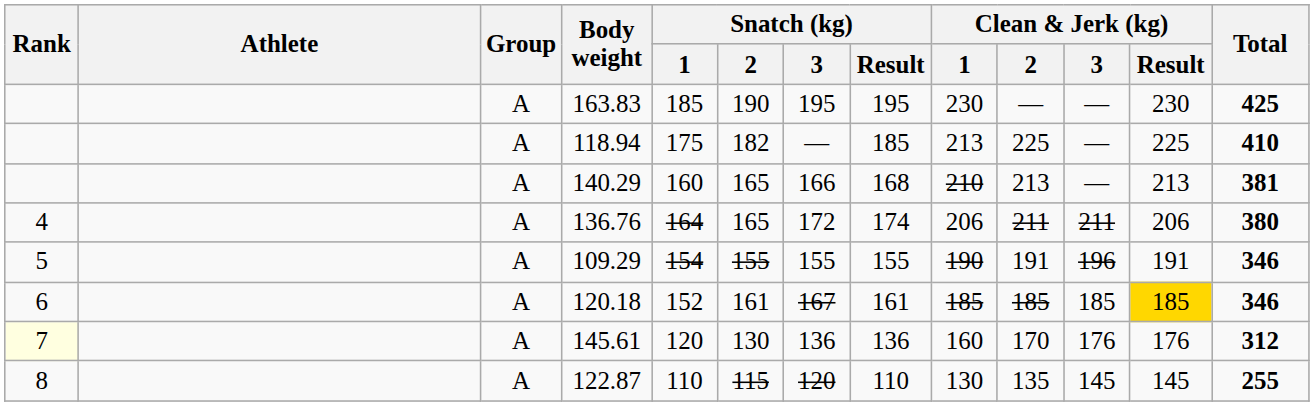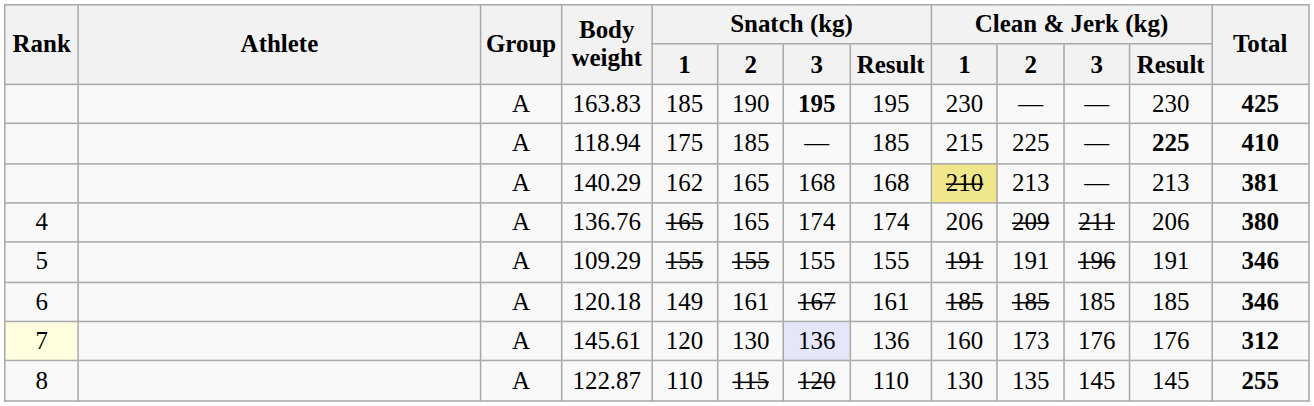(817, 103) normal -> (817, 103) bold
(751, 143) 182 -> (751, 143) 185
(965, 143) 213 -> (965, 143) 215
(1171, 143) normal -> (1171, 143) bold
(685, 182) 160 -> (685, 182) 162
(817, 182) 166 -> (817, 182) 168
(965, 182) no background -> (965, 182) khaki background
(685, 222) 164 -> (685, 222) 165
(817, 222) 172 -> (817, 222) 174
(1031, 222) 211 -> (1031, 222) 209
(685, 261) 154 -> (685, 261) 155
(965, 261) 190 -> (965, 261) 191
(685, 301) 152 -> (685, 301) 149
(1171, 301) gold background -> (1171, 301) no background
(817, 340) no background -> (817, 340) lavender background
(1031, 340) 170 -> (1031, 340) 173
